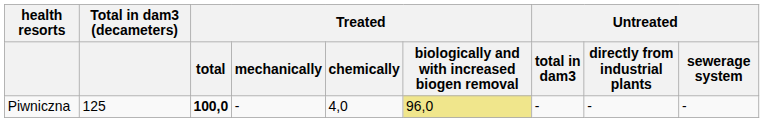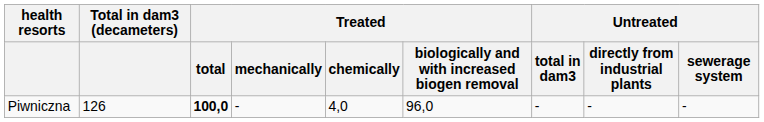(94, 106) 125 -> (94, 106) 126
(420, 106) khaki background -> (420, 106) no background
